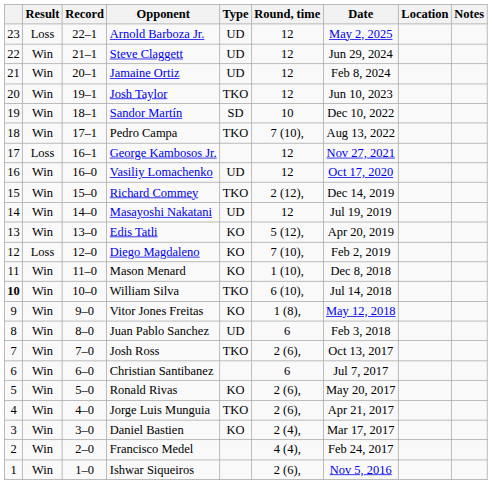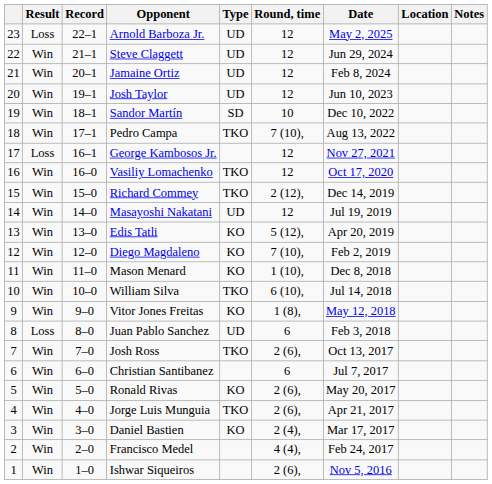(235, 93) TKO -> (235, 93) UD
(235, 172) UD -> (235, 172) TKO
(42, 251) Loss -> (42, 251) Win
(14, 291) bold -> (14, 291) normal
(42, 331) Win -> (42, 331) Loss
